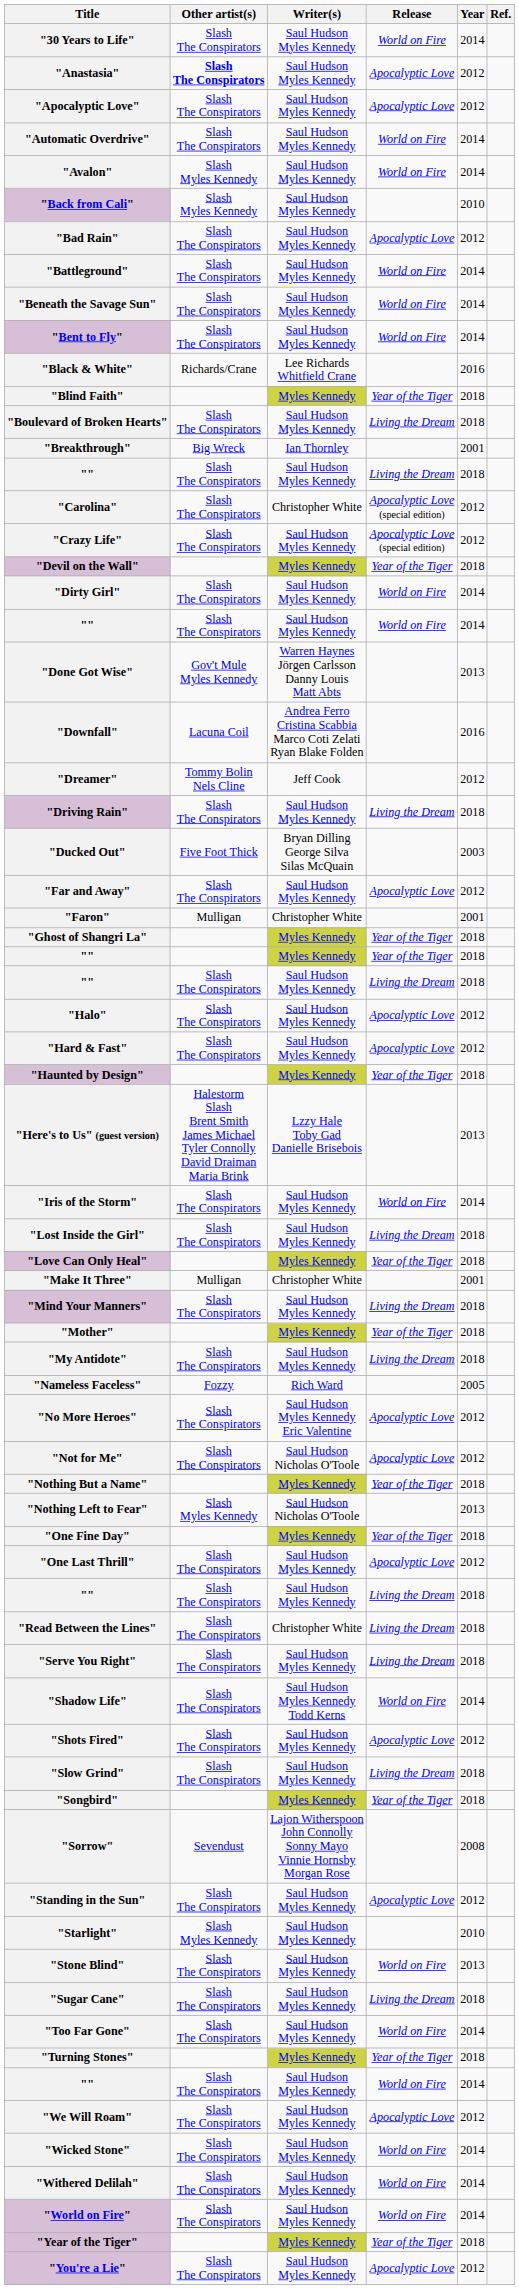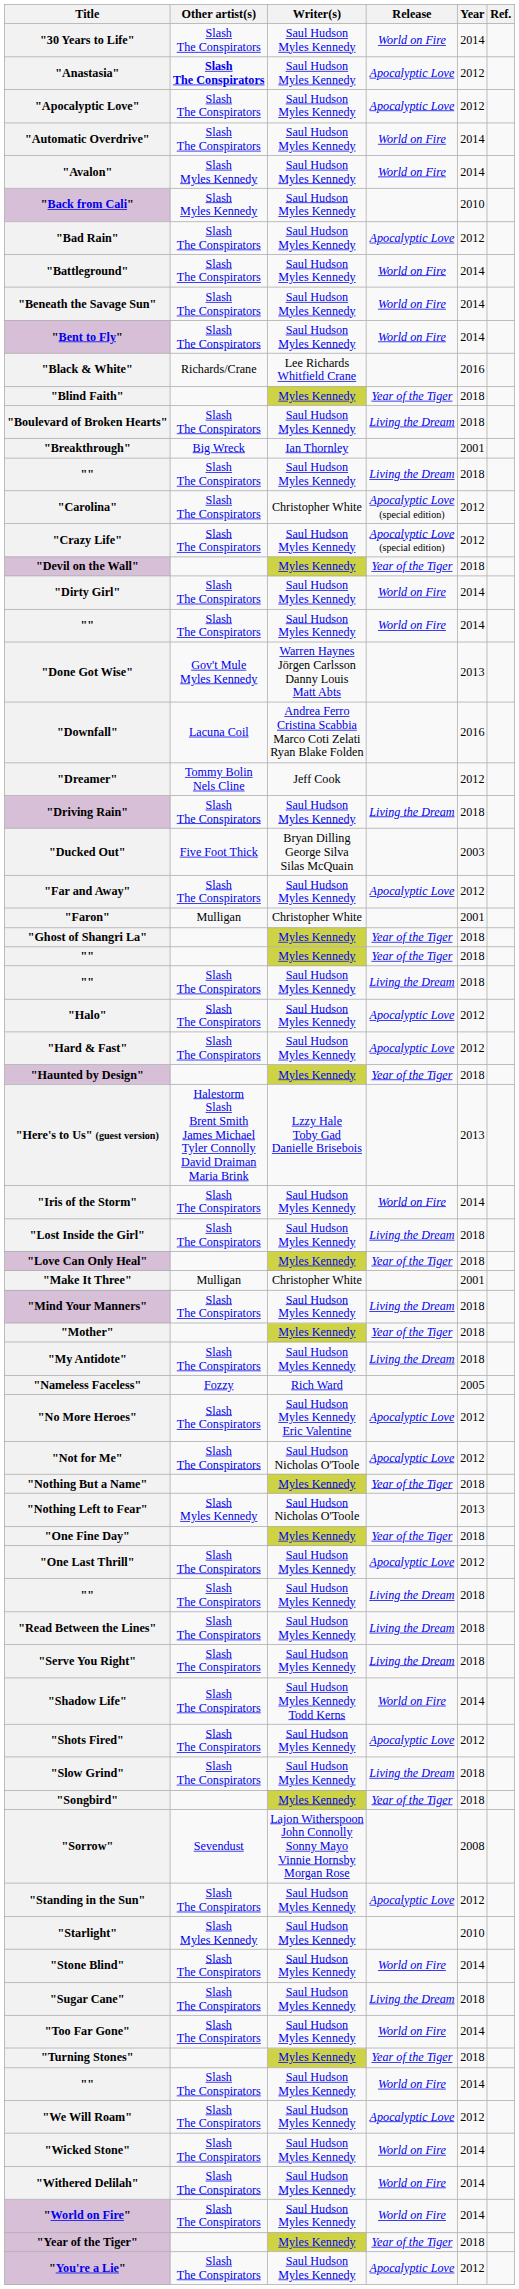(317, 1628) Christopher White -> (317, 1628) Saul Hudson Myles Kennedy
(472, 1965) 2013 -> (472, 1965) 2014
